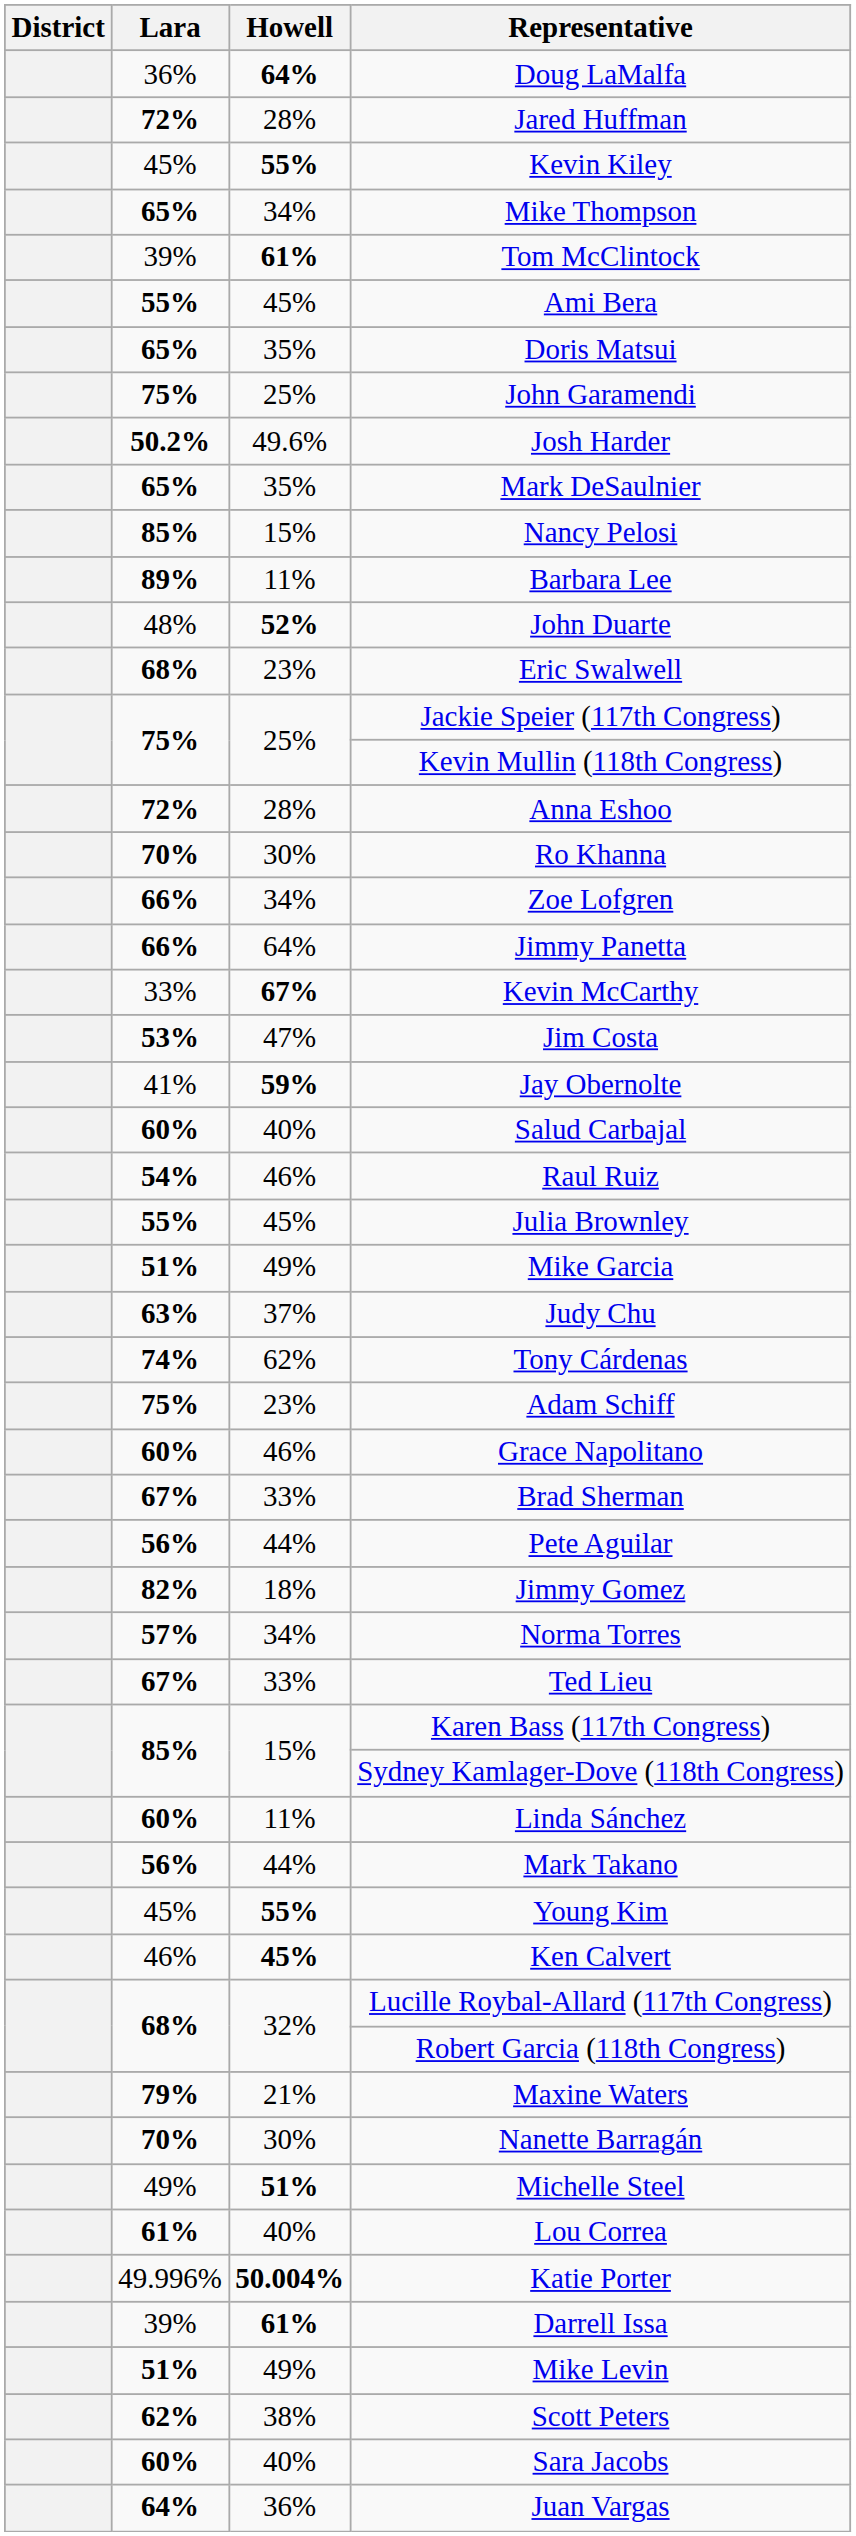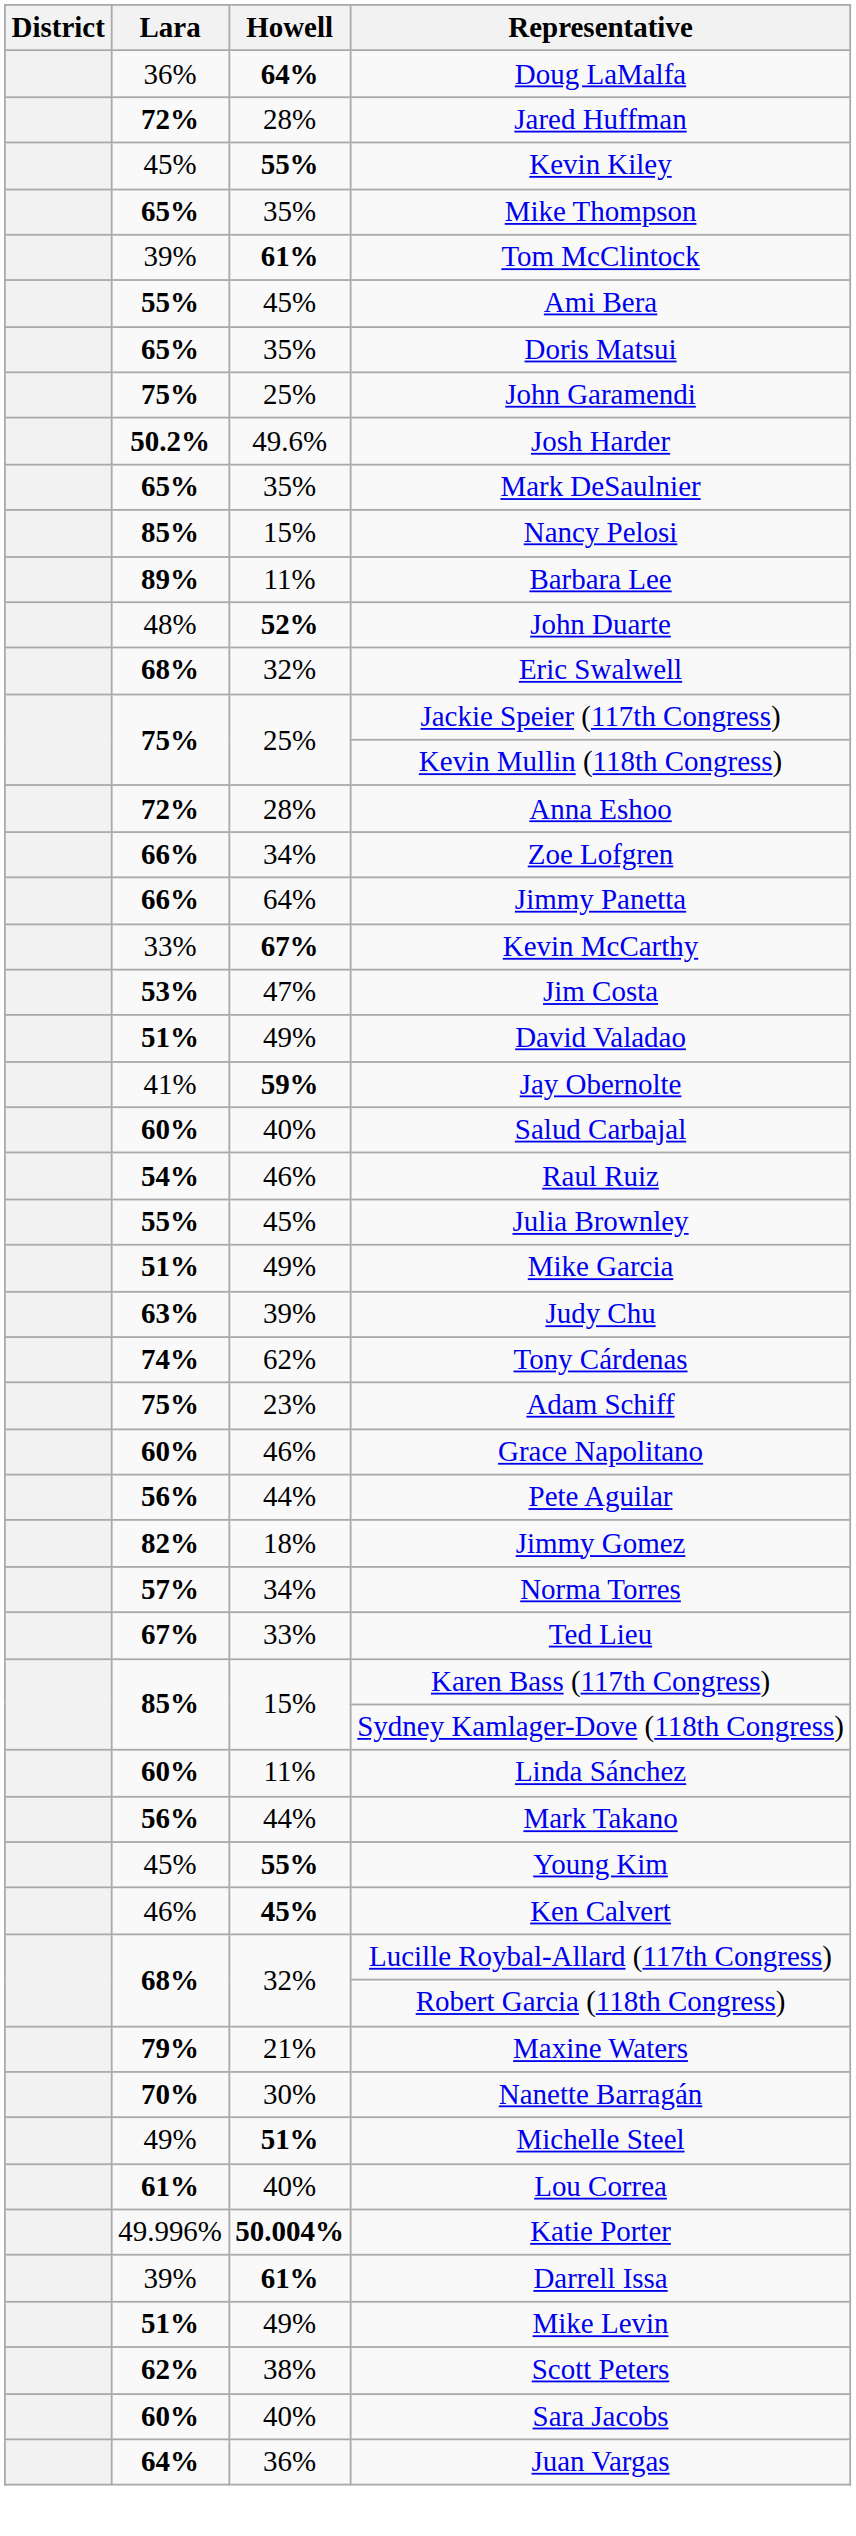(290, 211) 34% -> (290, 211) 35%
(290, 670) 23% -> (290, 670) 32%
- row: (601, 854)
+ row: (601, 1037)
(290, 1313) 37% -> (290, 1313) 39%
- row: (601, 1497)
